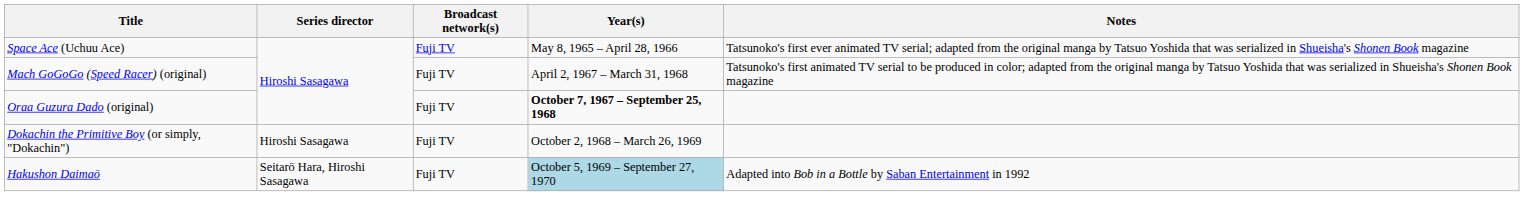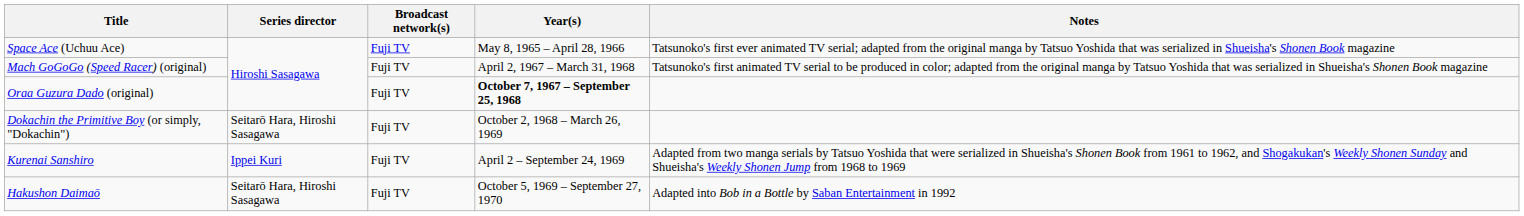(304, 140) Hiroshi Sasagawa -> (283, 127) Seitarō Hara, Hiroshi Sasagawa
+ row: (50, 160)
(613, 174) lightblue background -> (559, 193) no background
